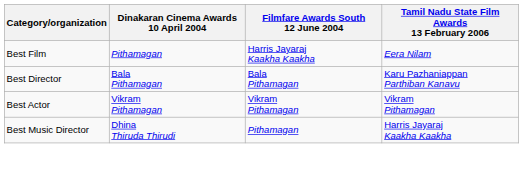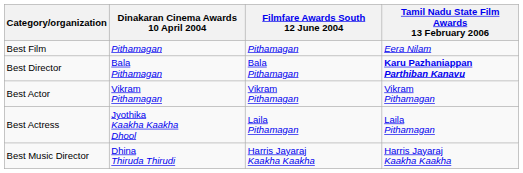(281, 54) Harris Jayaraj Kaakha Kaakha -> (273, 48) Pithamagan
(426, 79) normal -> (428, 69) bold
+ row: (33, 125)
(273, 130) Pithamagan -> (281, 156) Harris Jayaraj Kaakha Kaakha
